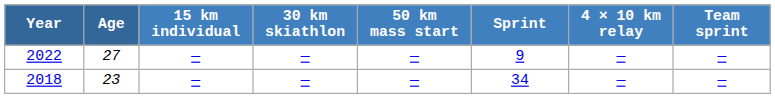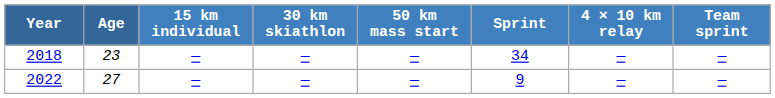rows swapped: (44, 82) <-> (44, 58)
